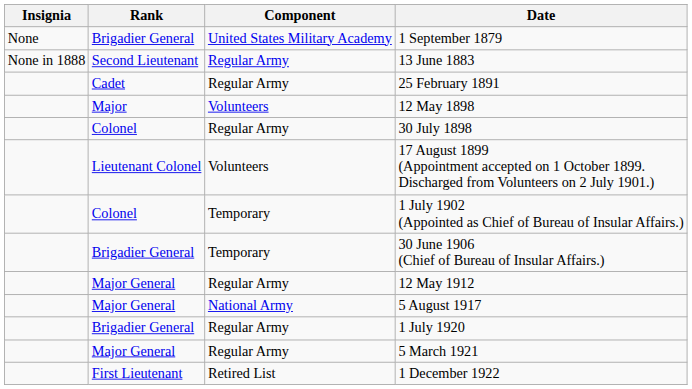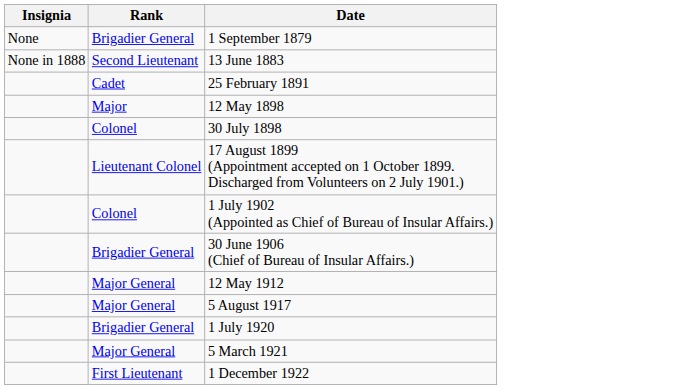- column: (300, 15)
